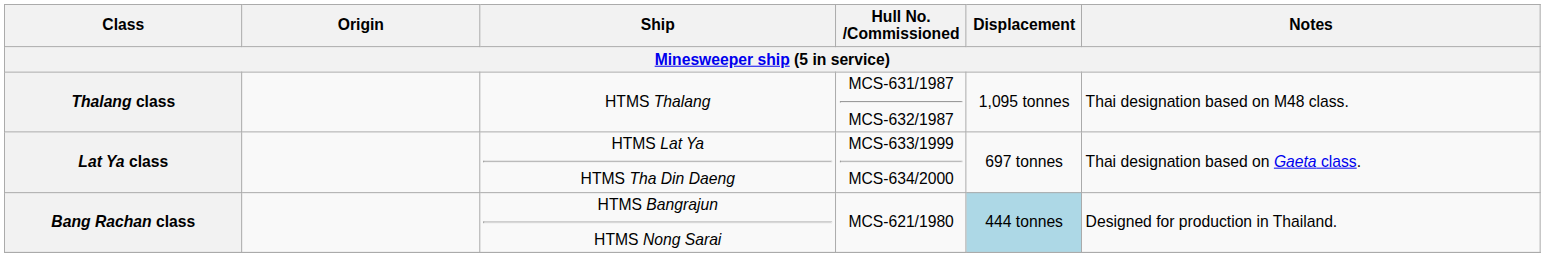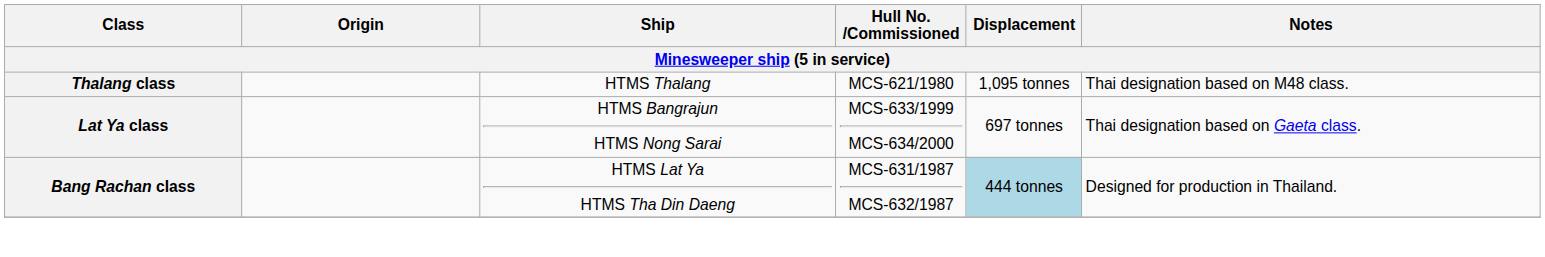(901, 101) MCS-631/1987 MCS-632/1987 -> (901, 84) MCS-621/1980
(658, 162) HTMS Lat Ya HTMS Tha Din Daeng -> (658, 126) HTMS Bangrajun HTMS Nong Sarai
(658, 222) HTMS Bangrajun HTMS Nong Sarai -> (658, 186) HTMS Lat Ya HTMS Tha Din Daeng
(901, 222) MCS-621/1980 -> (901, 186) MCS-631/1987 MCS-632/1987
